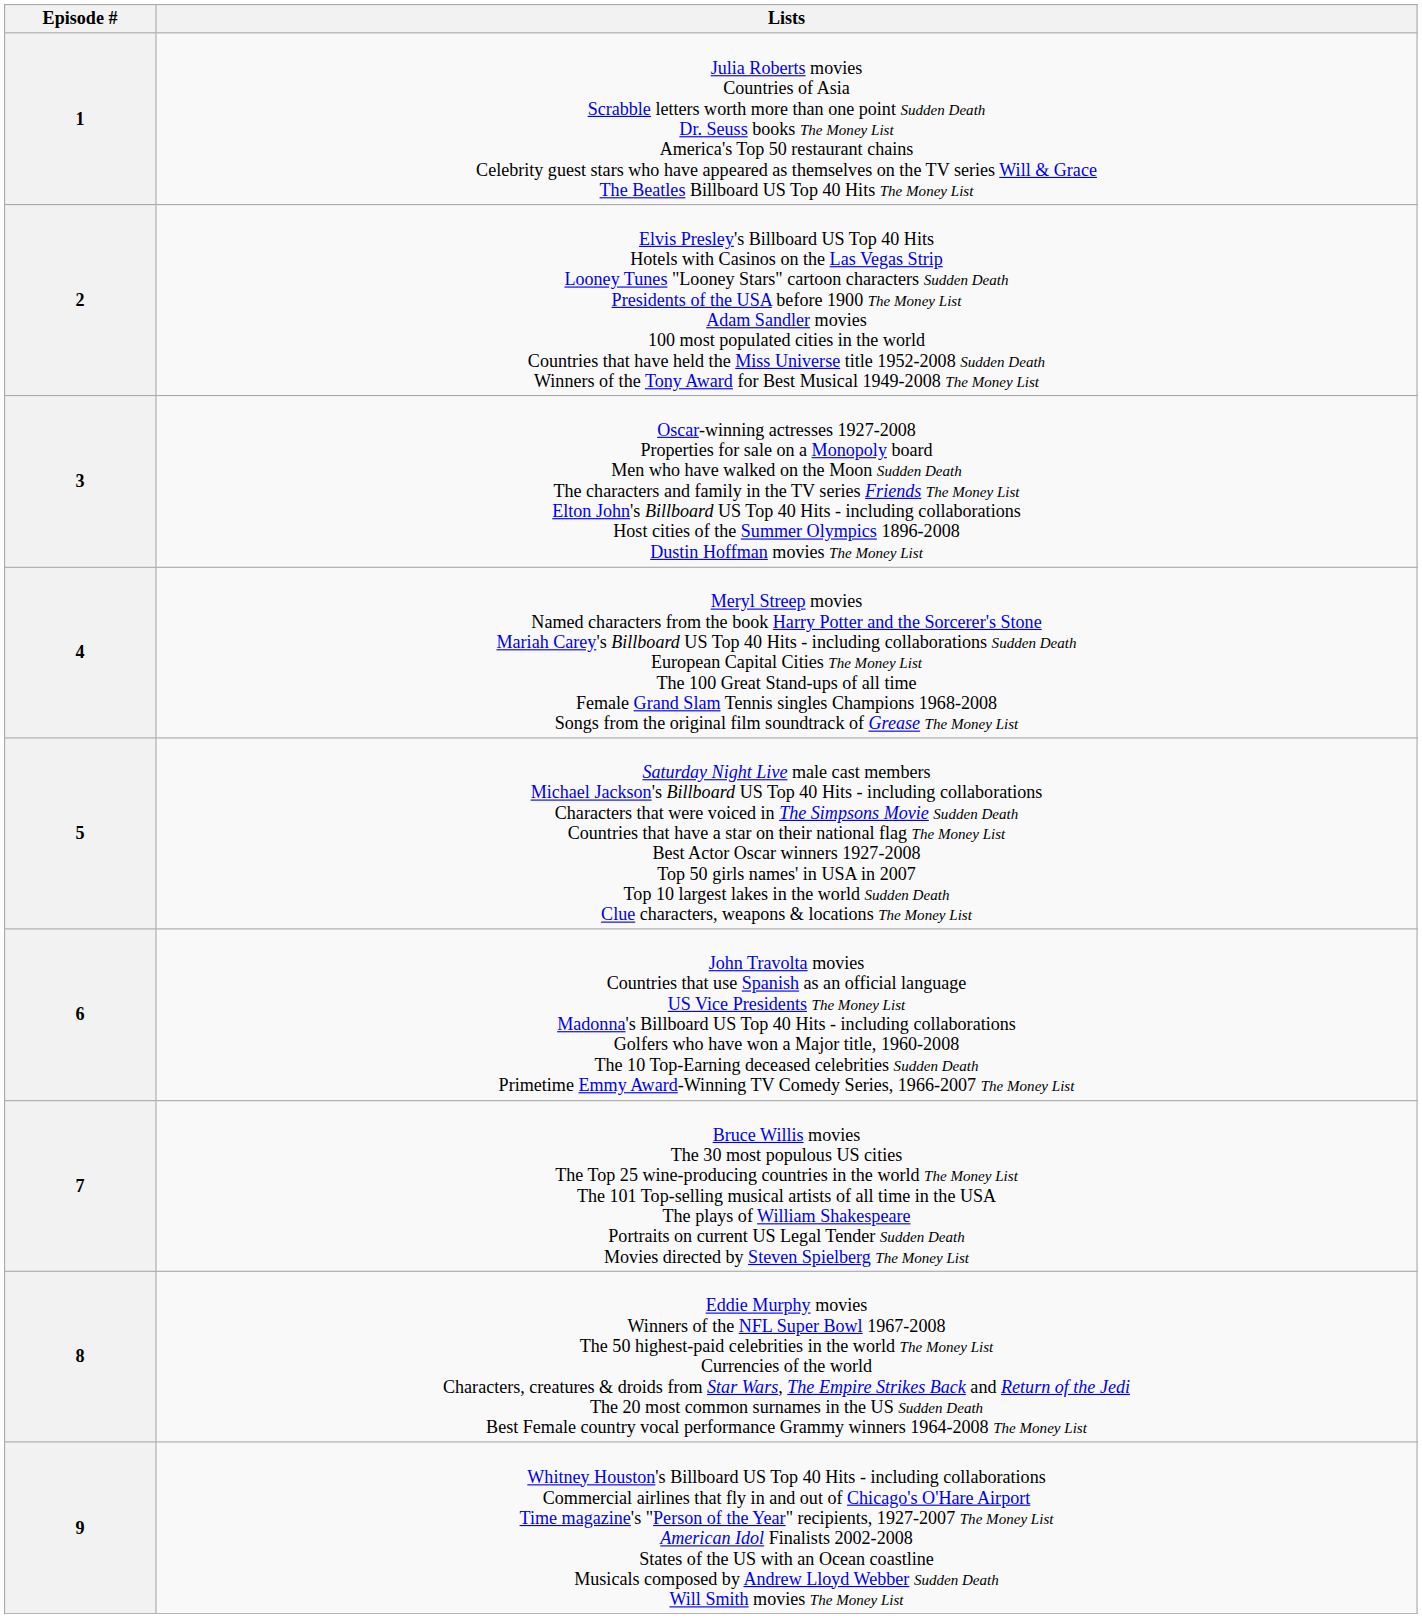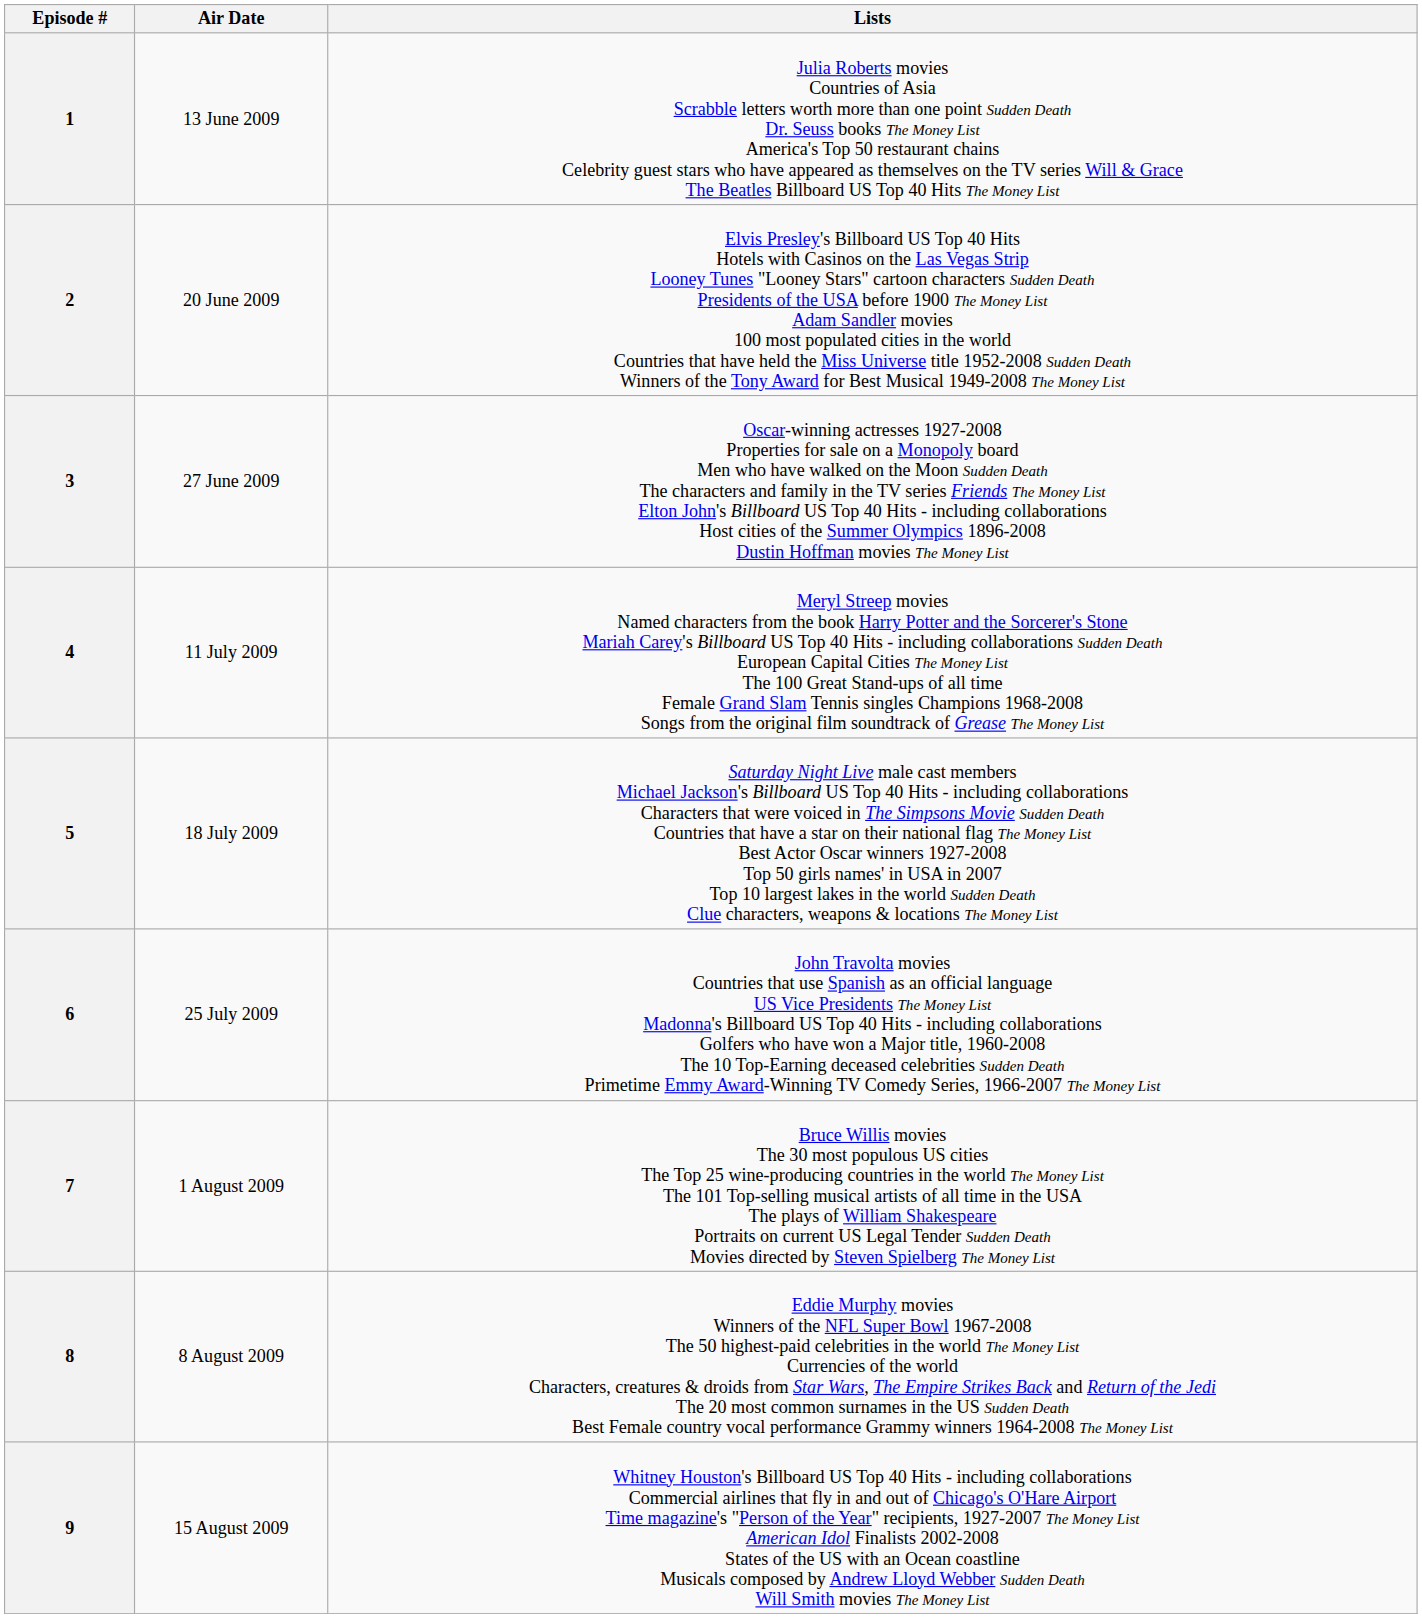+ column: (231, 18)
